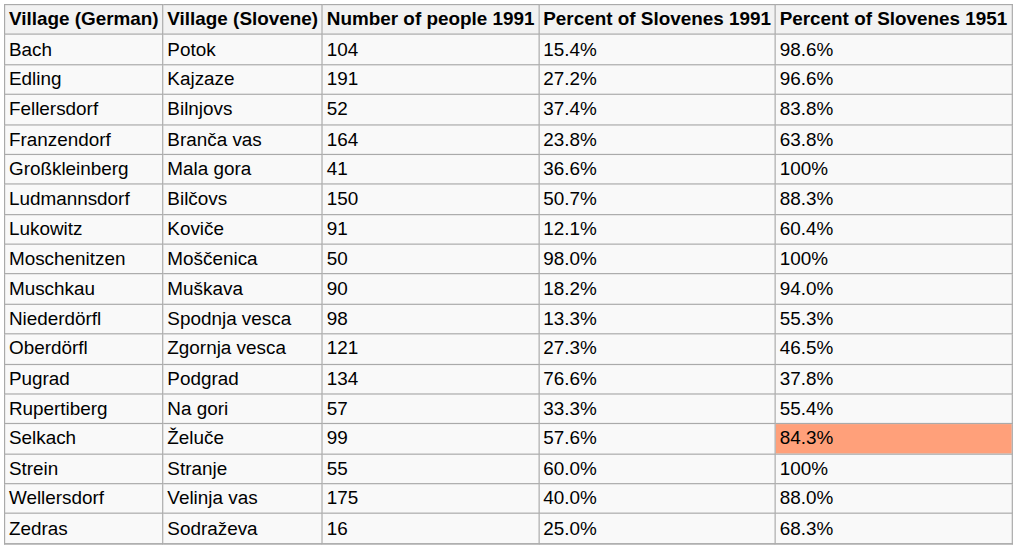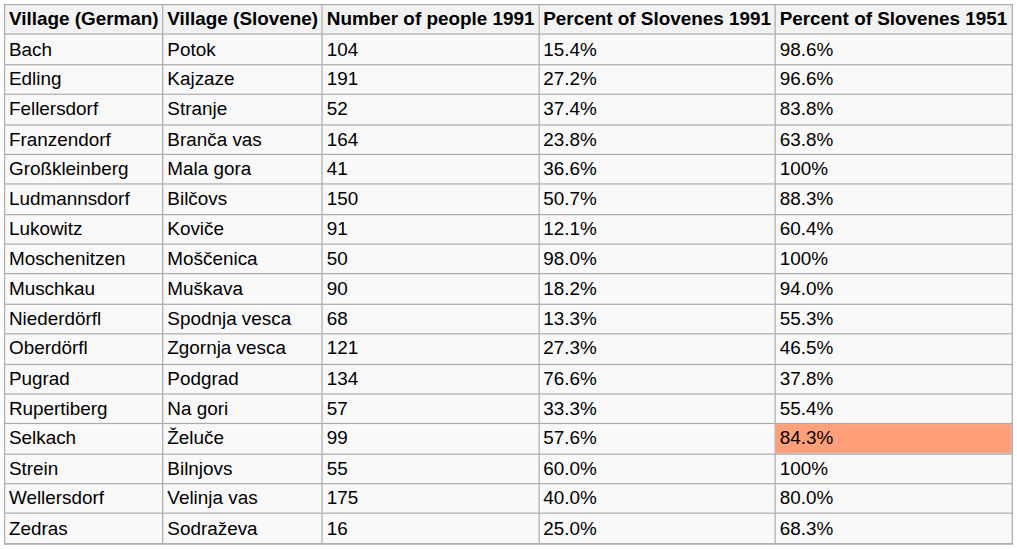(200, 109) Bilnjovs -> (197, 109) Stranje
(337, 318) 98 -> (337, 318) 68
(197, 468) Stranje -> (200, 468) Bilnjovs
(806, 498) 88.0% -> (806, 498) 80.0%
